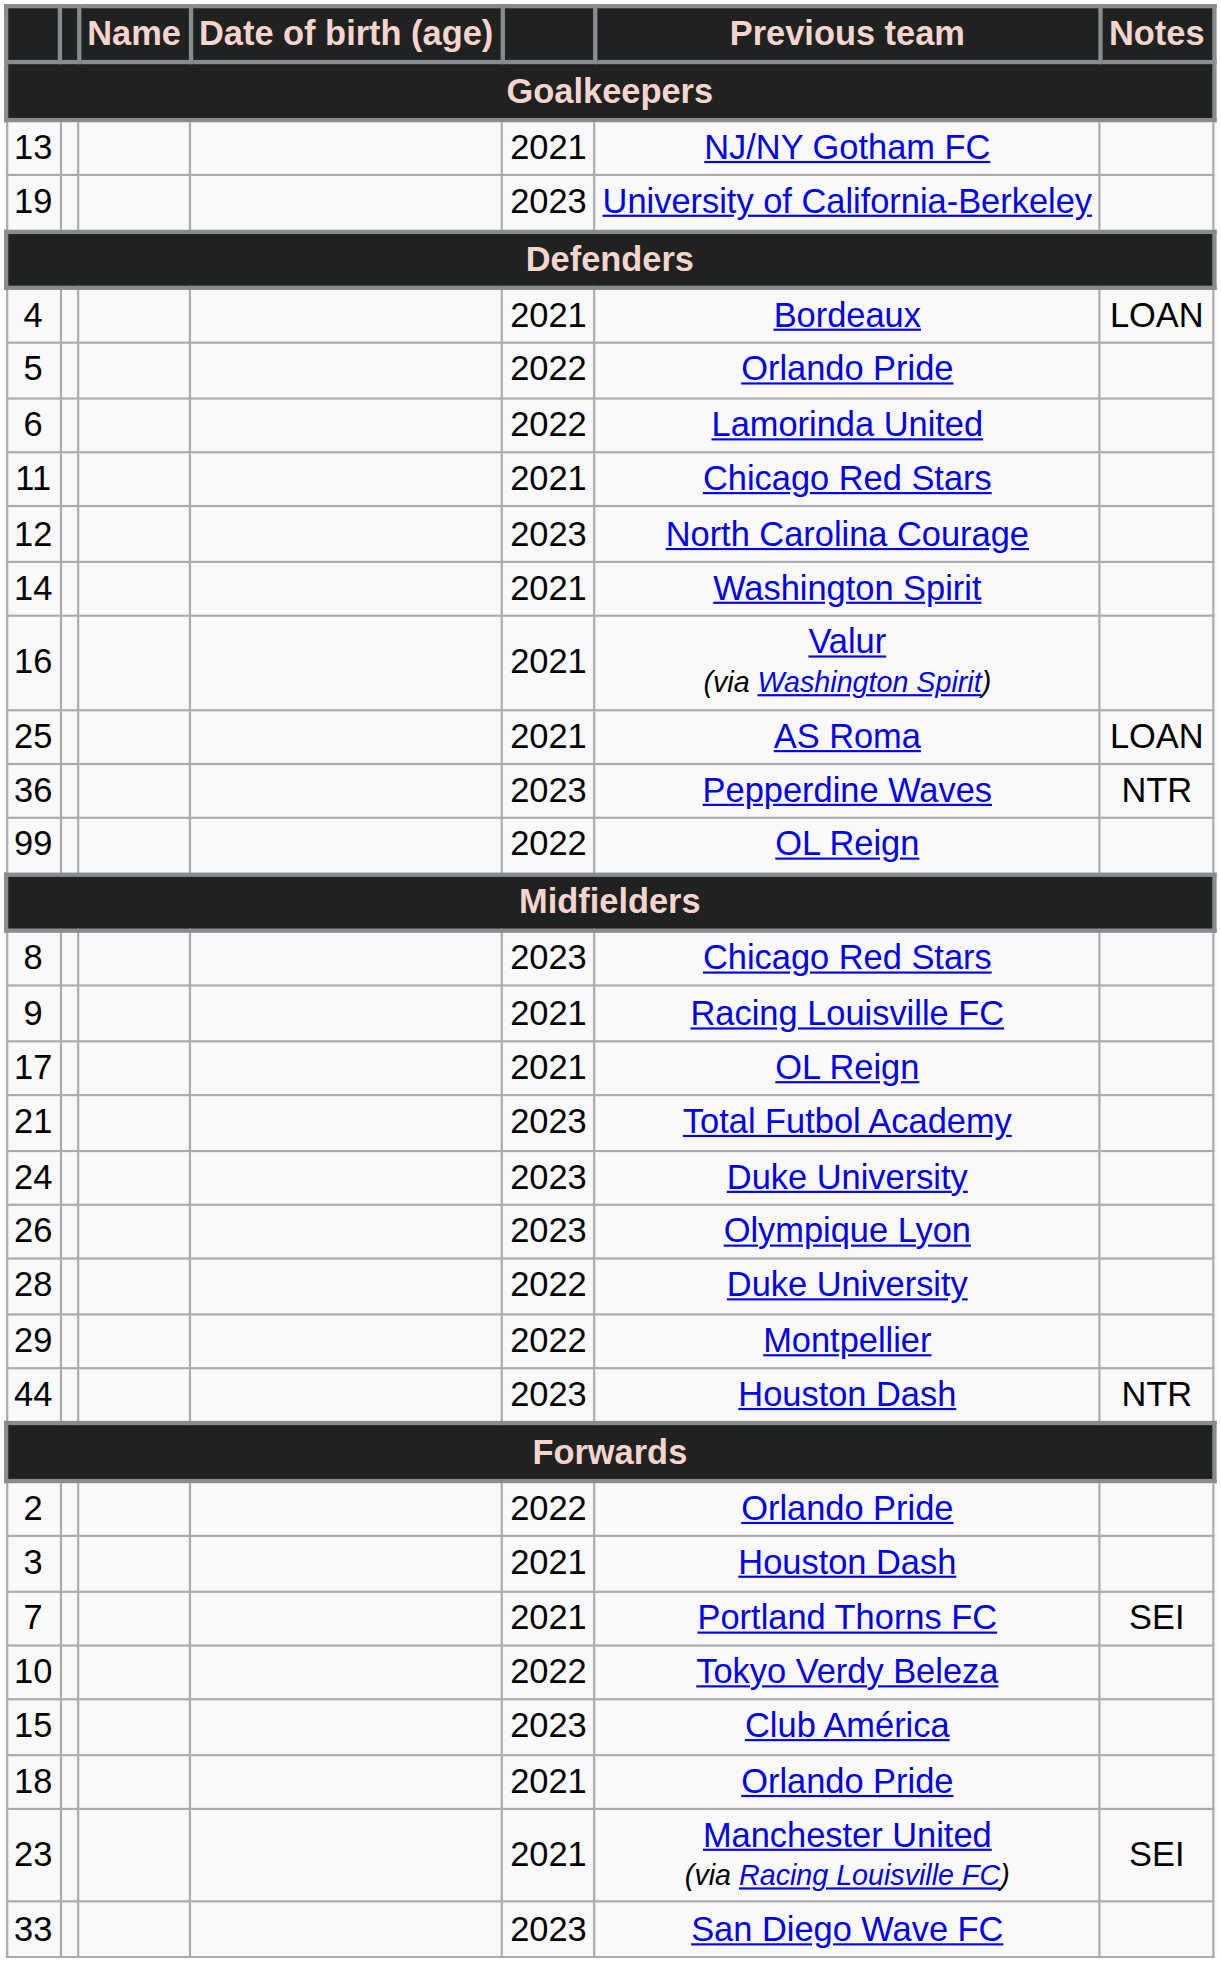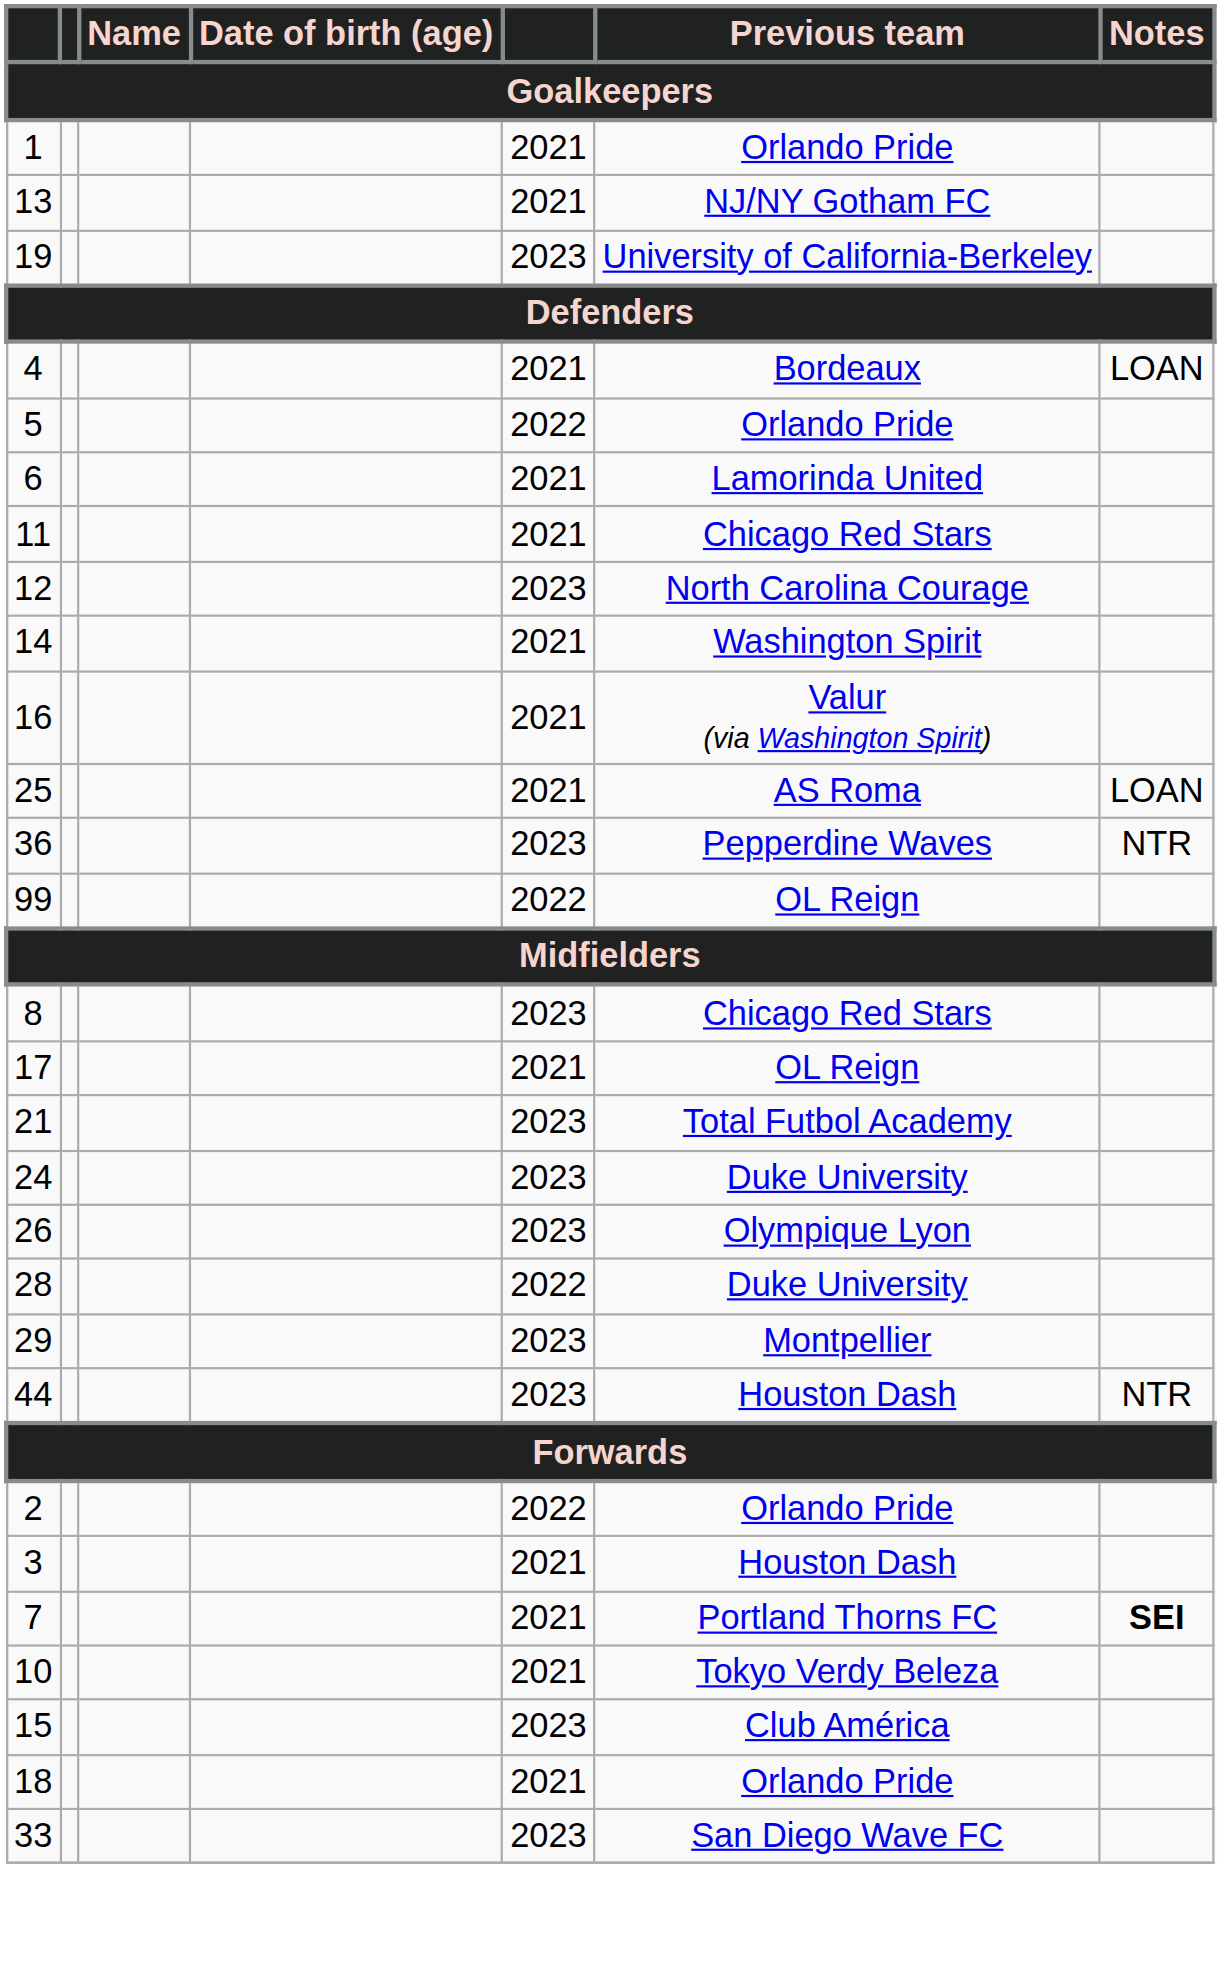+ row: (33, 147)
(548, 424) 2022 -> (548, 478) 2021
- row: (33, 1012)
(548, 1340) 2022 -> (548, 1340) 2023
(1157, 1617) normal -> (1157, 1617) bold
(548, 1671) 2022 -> (548, 1671) 2021
- row: (33, 1854)
